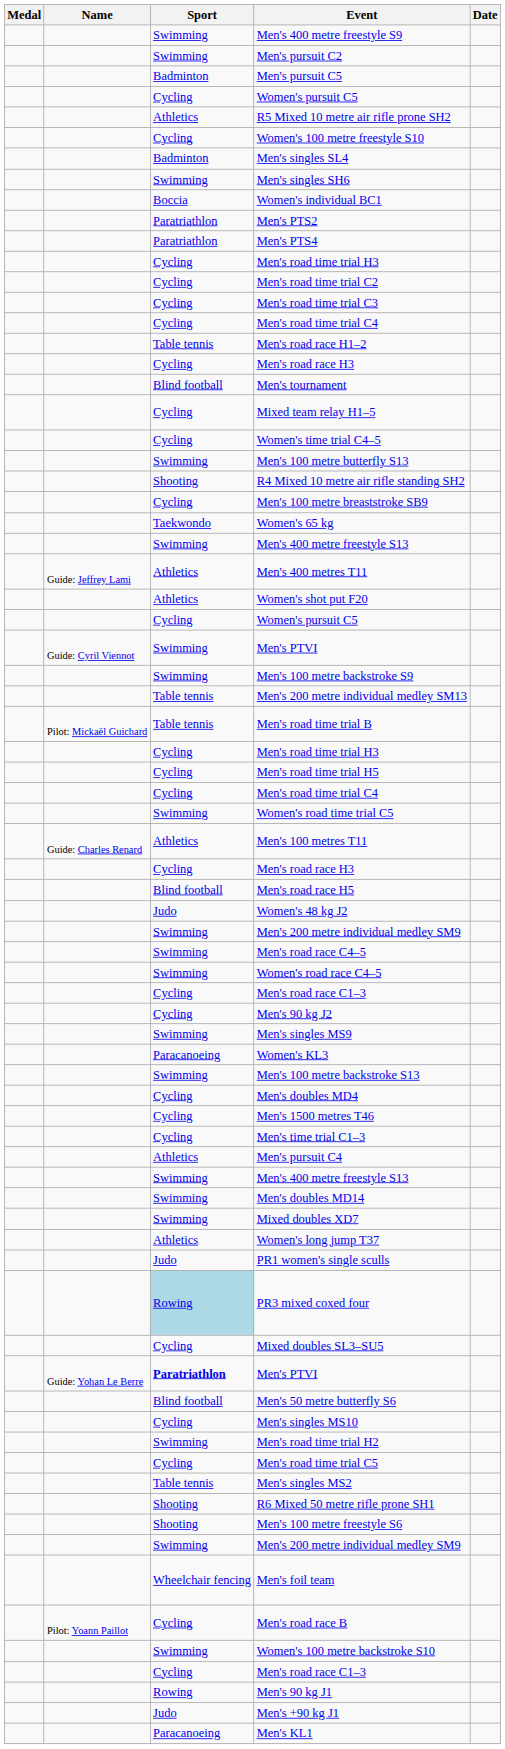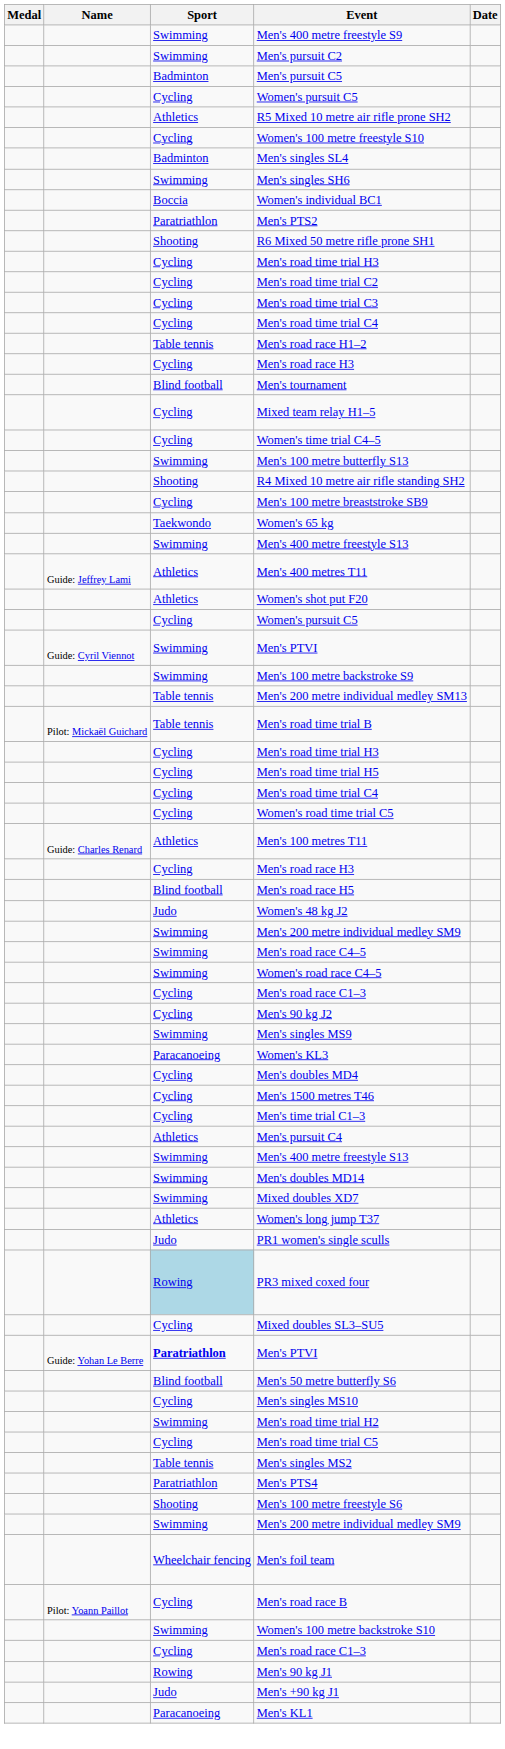rows swapped: (97, 241) <-> (97, 1504)
(180, 813) Swimming -> (173, 813) Cycling
- row: (97, 1075)
